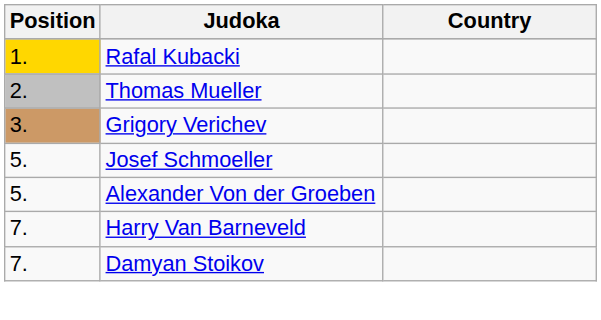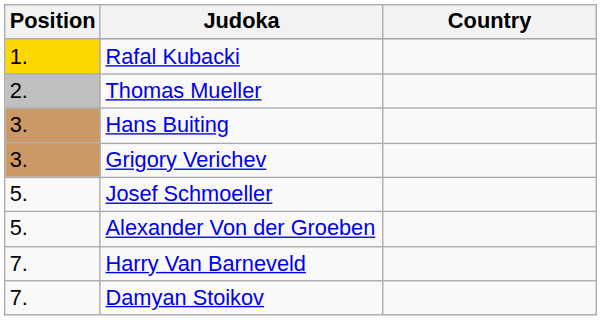+ row: (167, 125)
